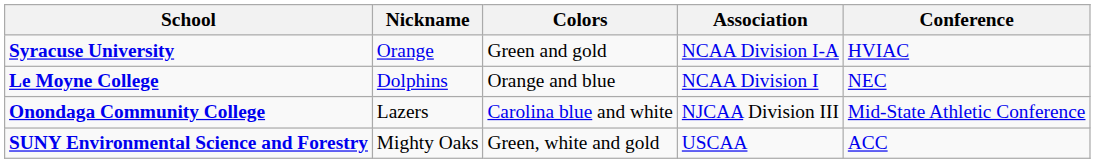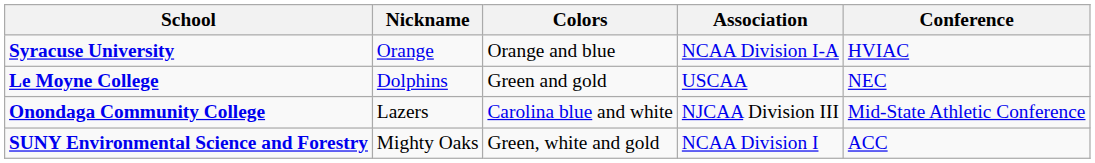(547, 50) Green and gold -> (551, 50) Orange and blue
(551, 81) Orange and blue -> (547, 81) Green and gold
(750, 81) NCAA Division I -> (715, 81) USCAA
(715, 142) USCAA -> (750, 142) NCAA Division I
